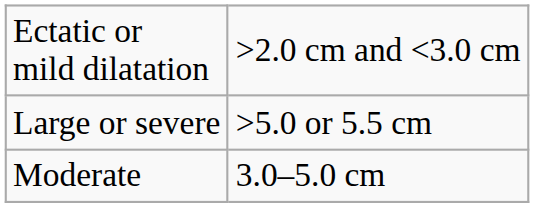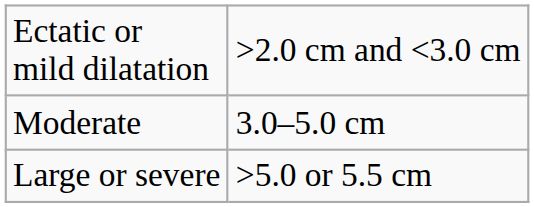rows swapped: (77, 175) <-> (117, 122)
